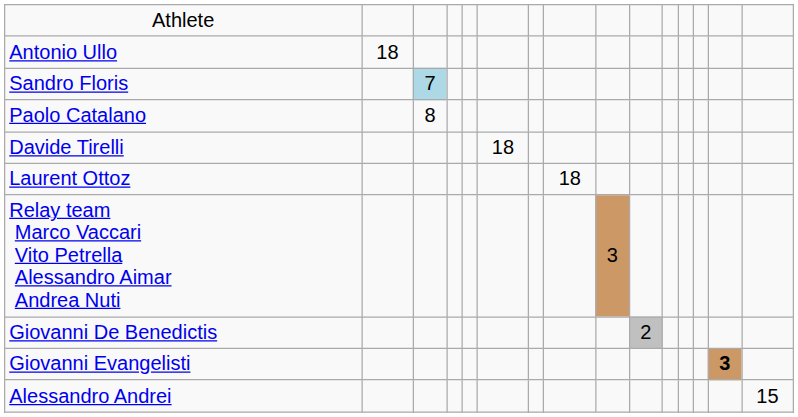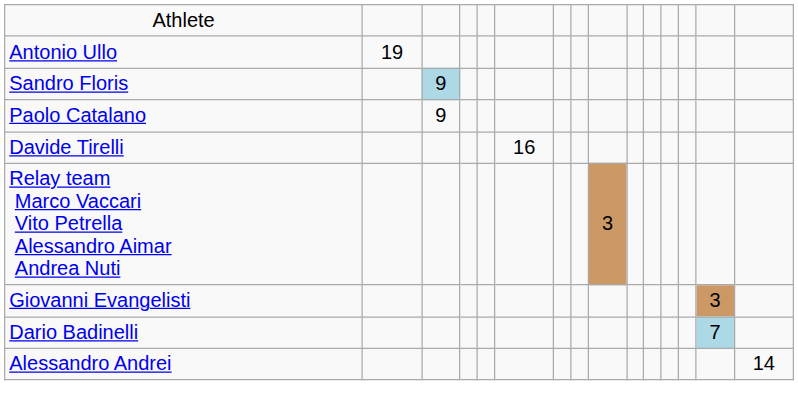(387, 52) 18 -> (392, 52) 19
(430, 83) 7 -> (441, 83) 9
(430, 115) 8 -> (441, 115) 9
(503, 147) 18 -> (524, 147) 16
- row: (70, 178)
- row: (113, 332)
(725, 364) bold -> (715, 300) normal
+ row: (74, 332)
(767, 395) 15 -> (764, 364) 14
